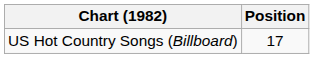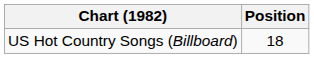(275, 41) 17 -> (275, 41) 18
